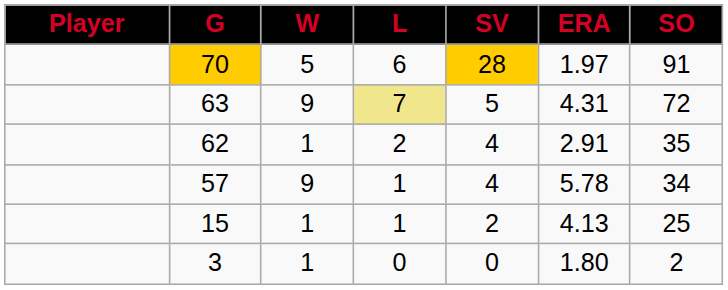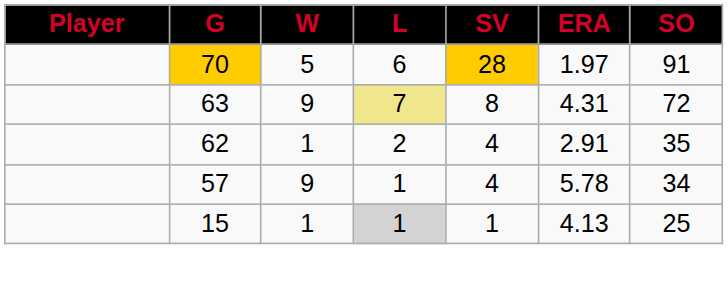(492, 104) 5 -> (492, 104) 8
(400, 223) no background -> (400, 223) lightgrey background
(492, 223) 2 -> (492, 223) 1
- row: (215, 263)
